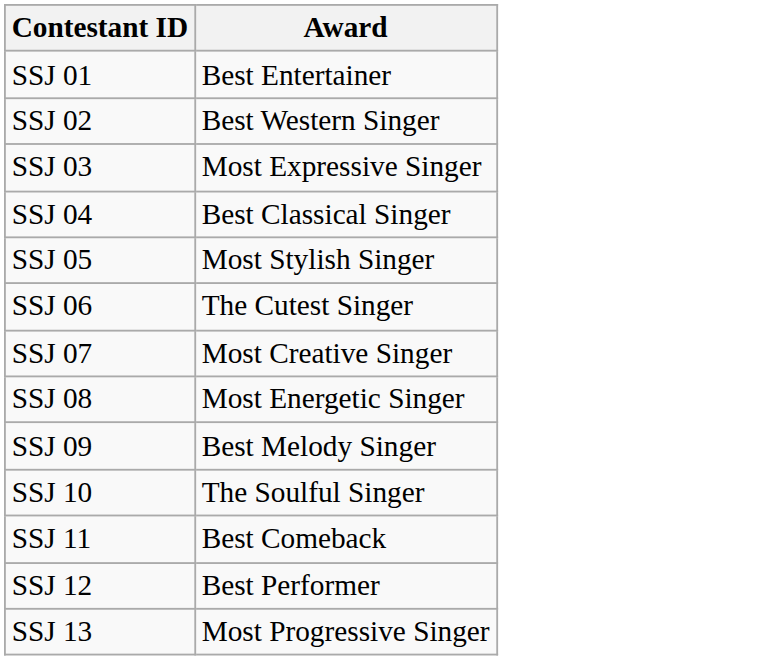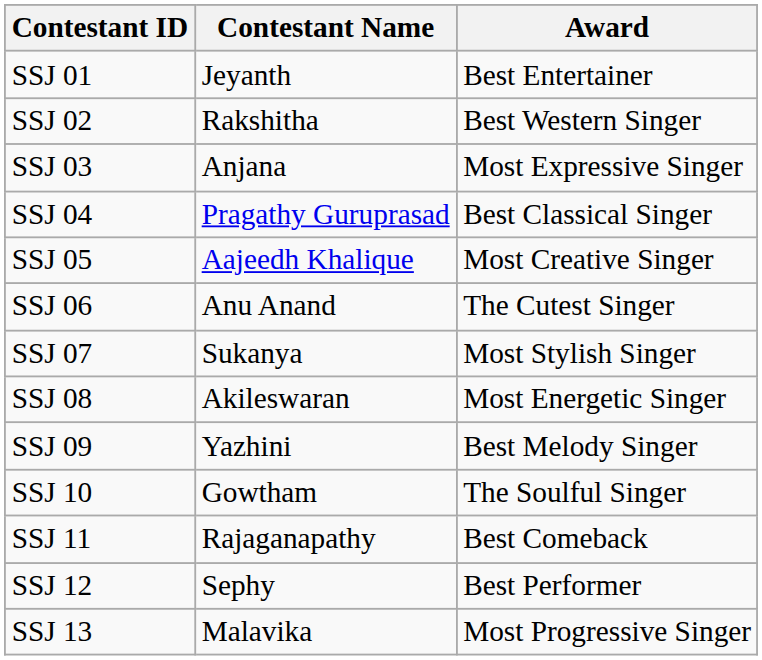+ column: (326, 27)
(318, 259) Most Stylish Singer -> (588, 259) Most Creative Singer
(327, 352) Most Creative Singer -> (579, 352) Most Stylish Singer
